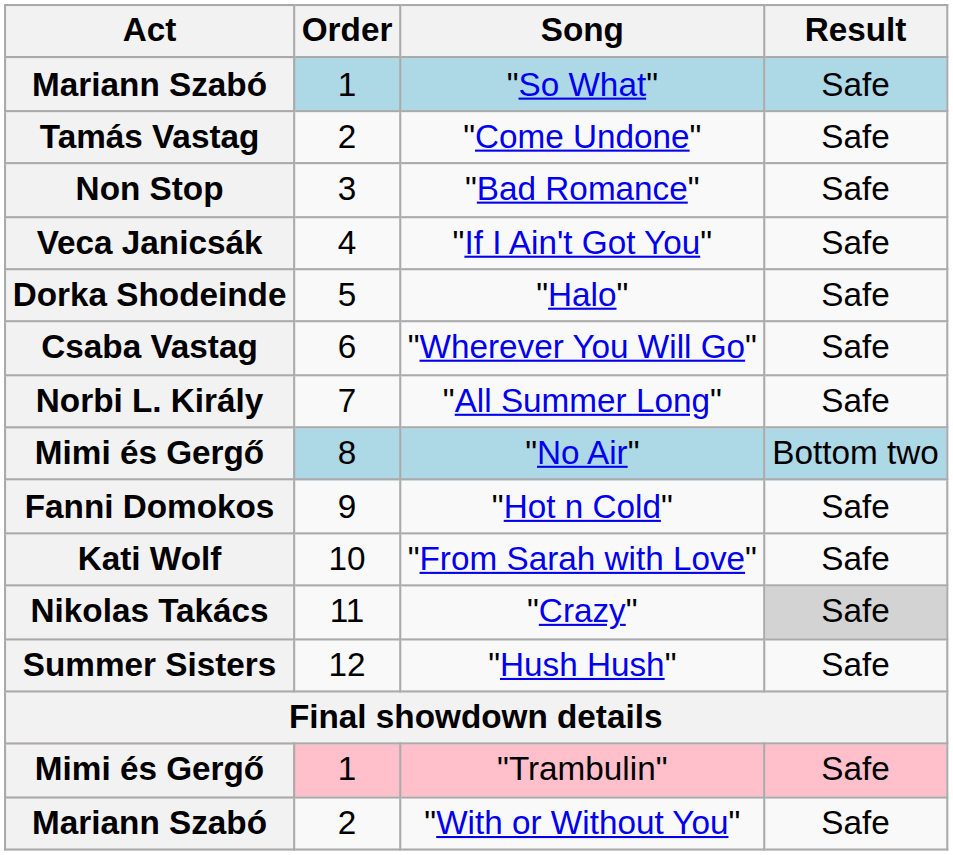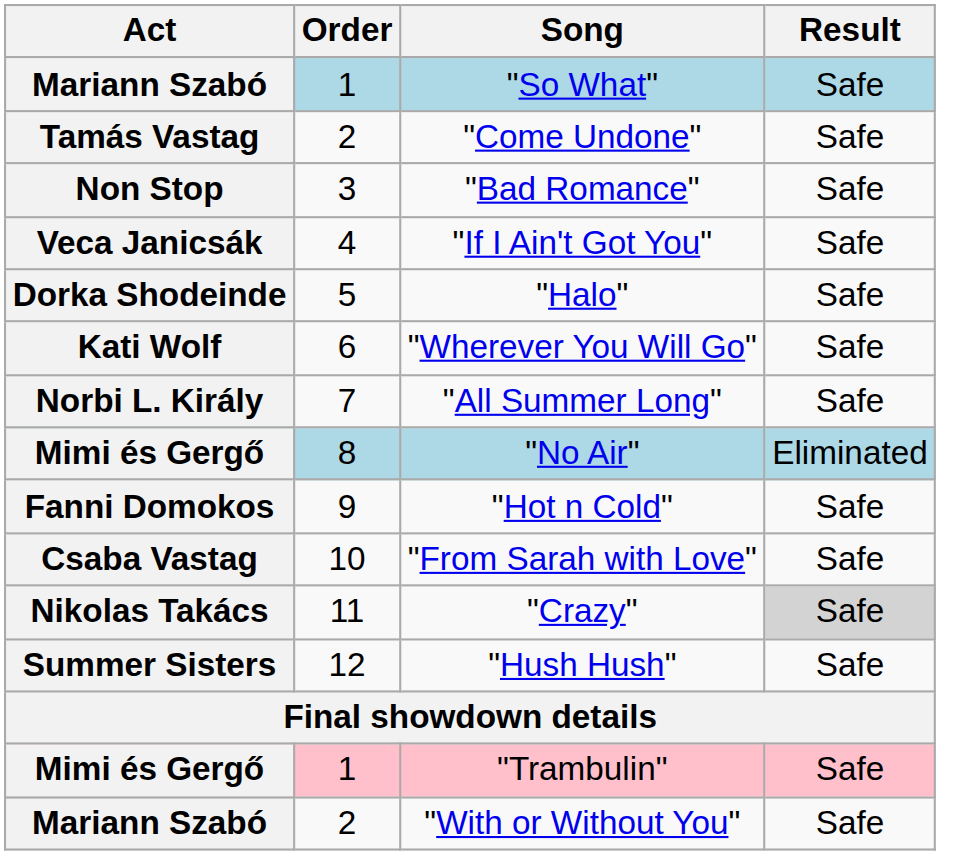(150, 347) Csaba Vastag -> (150, 347) Kati Wolf
(855, 453) Bottom two -> (850, 453) Eliminated
(150, 558) Kati Wolf -> (150, 558) Csaba Vastag
